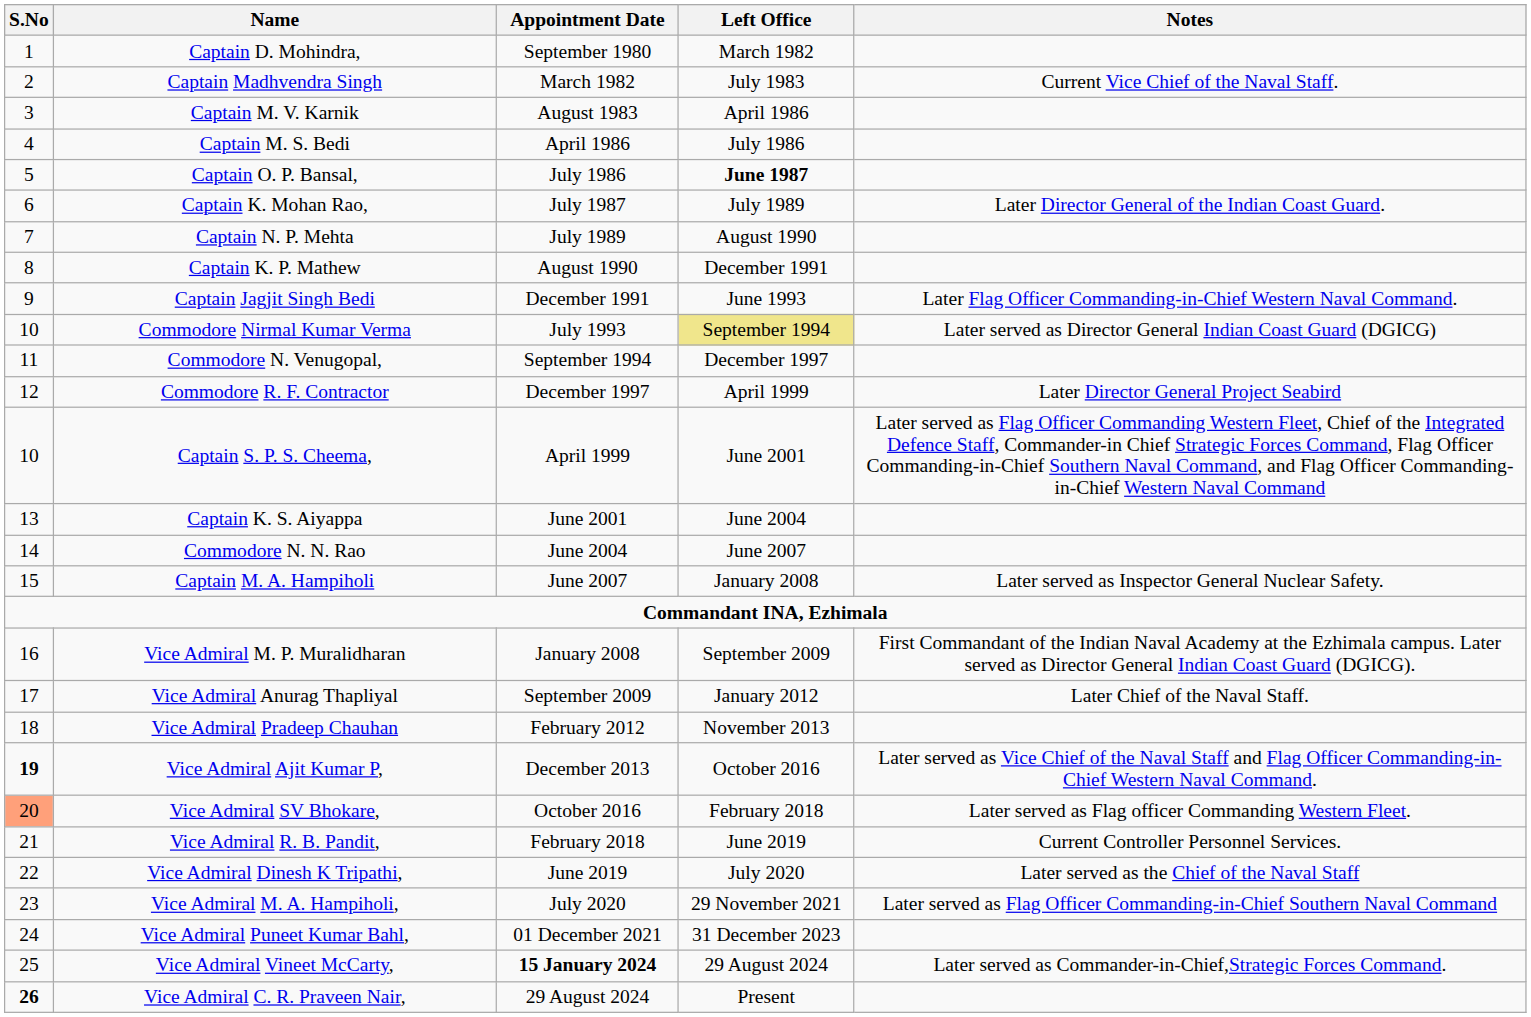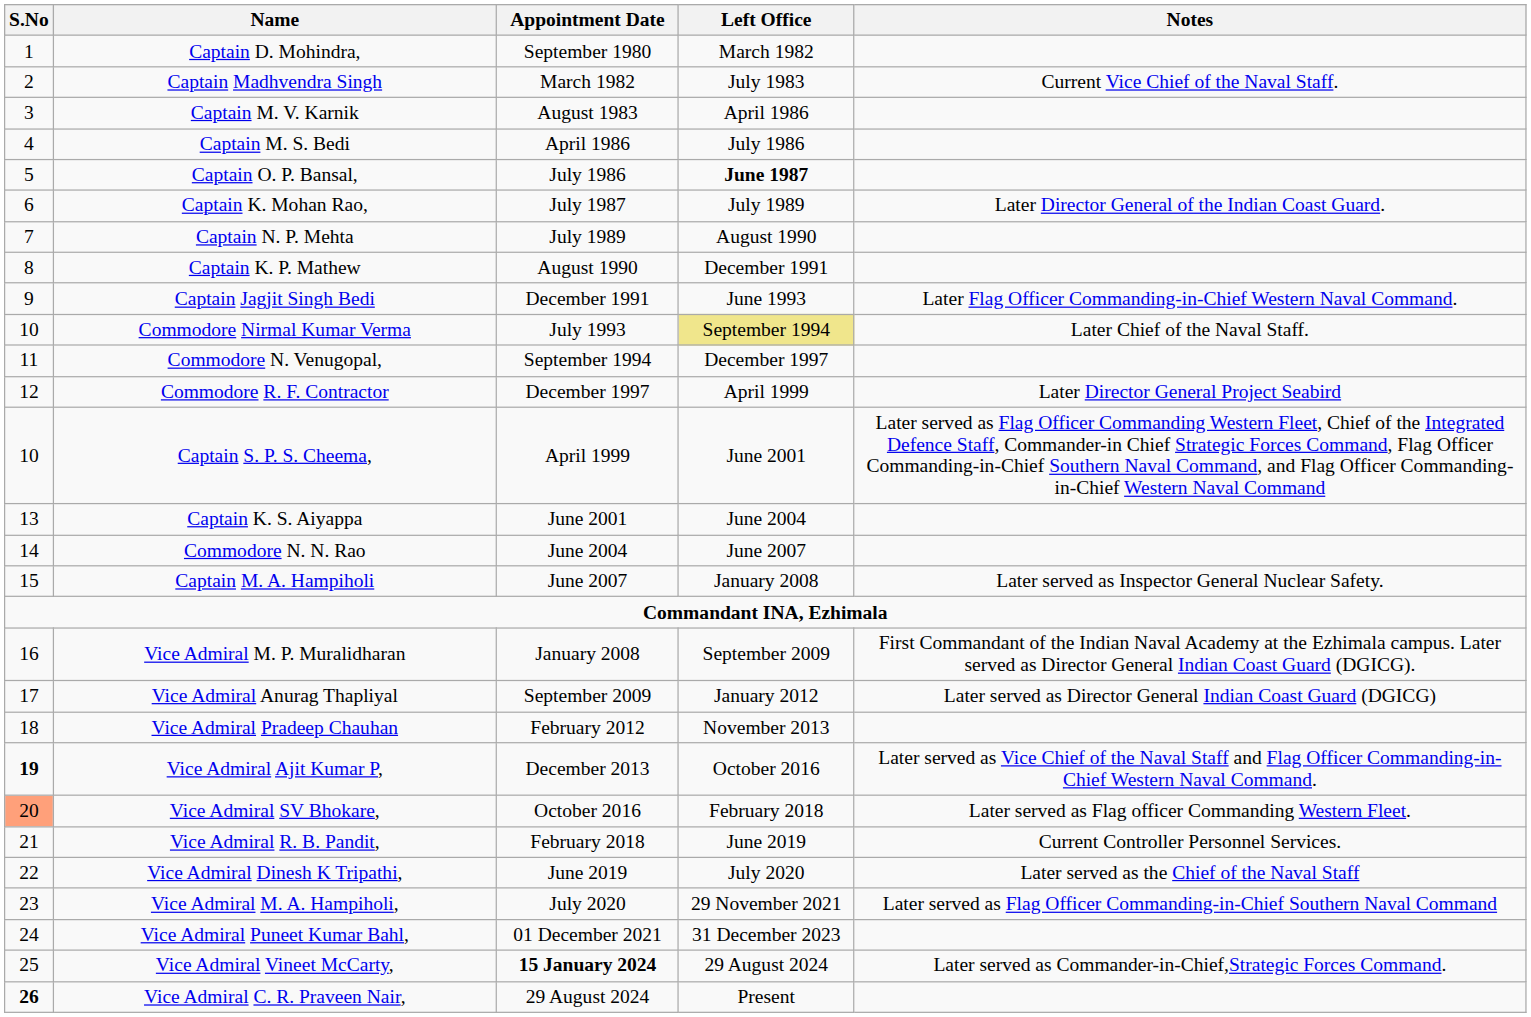(1190, 329) Later served as Director General Indian Coast Guard (DGICG) -> (1190, 329) Later Chief of the Naval Staff.
(1190, 696) Later Chief of the Naval Staff. -> (1190, 696) Later served as Director General Indian Coast Guard (DGICG)
